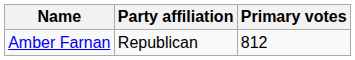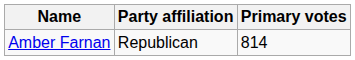(254, 42) 812 -> (254, 42) 814
